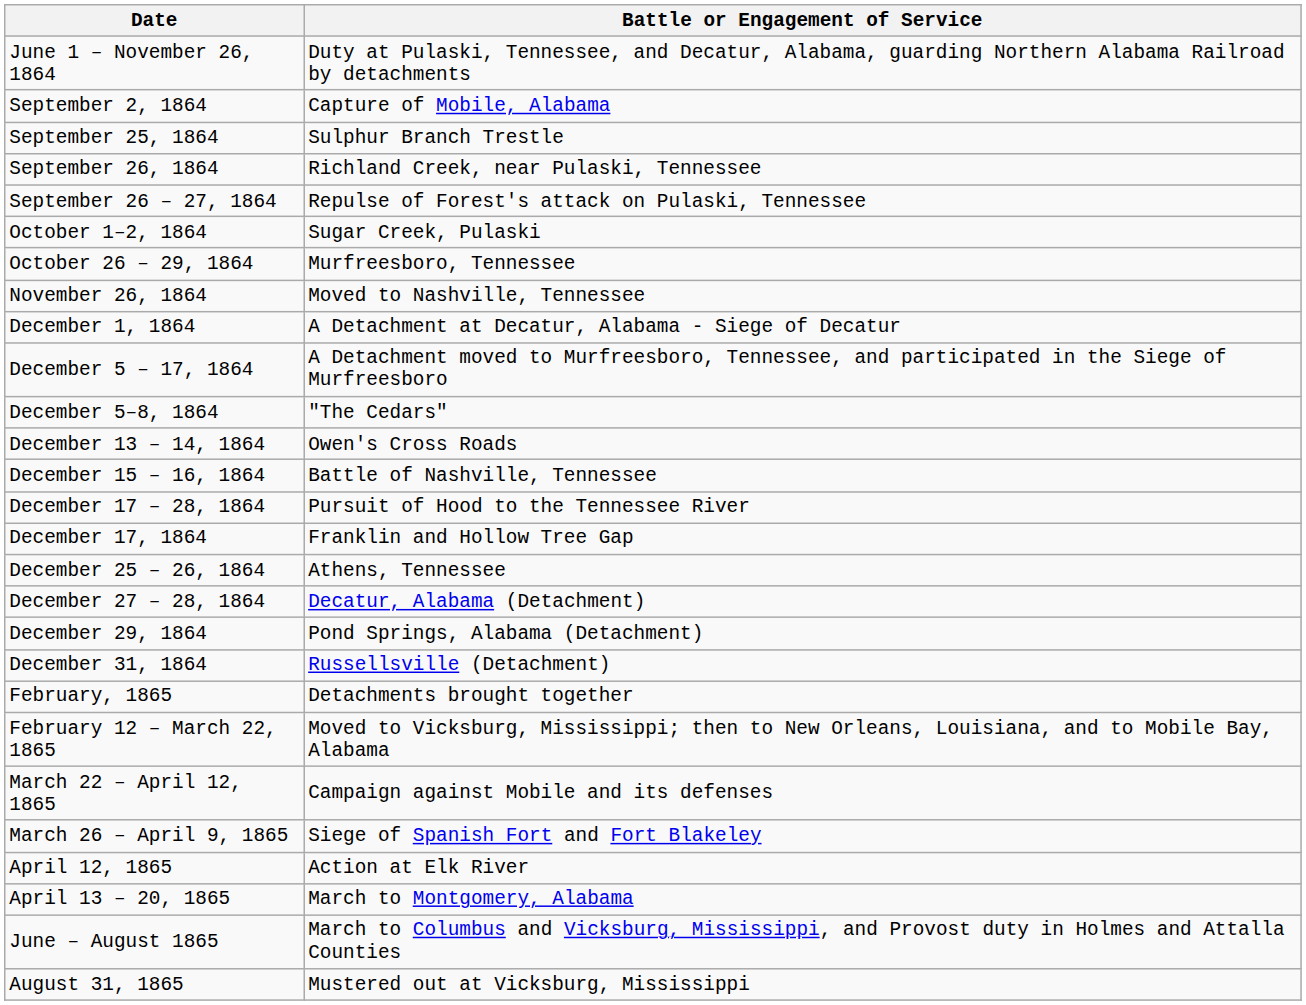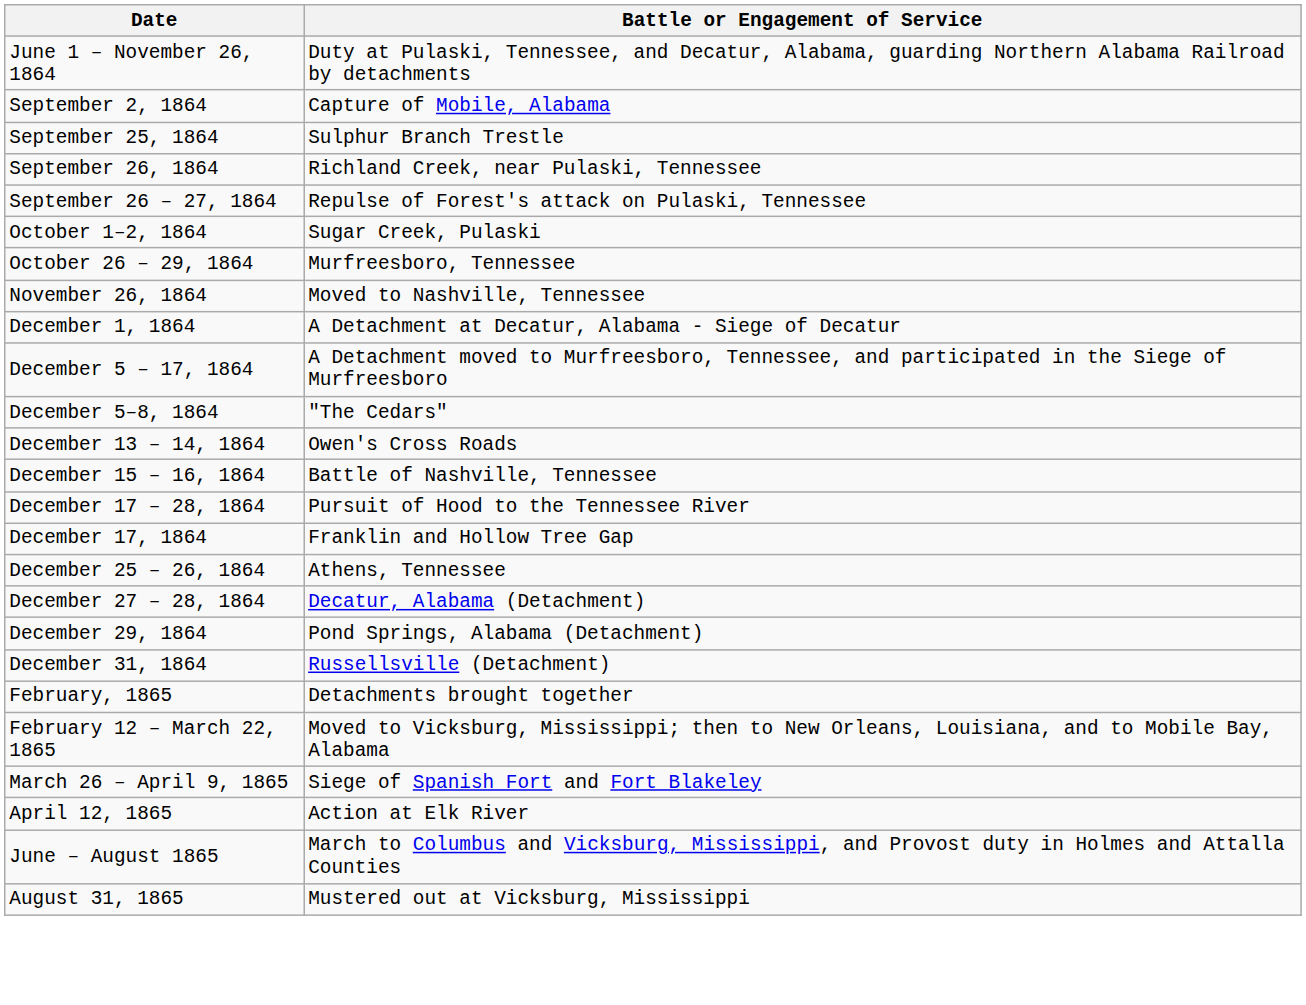- row: (126, 793)
- row: (120, 899)
